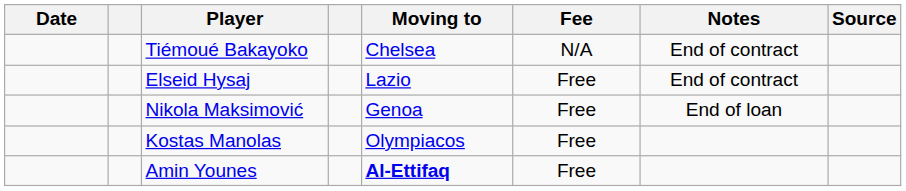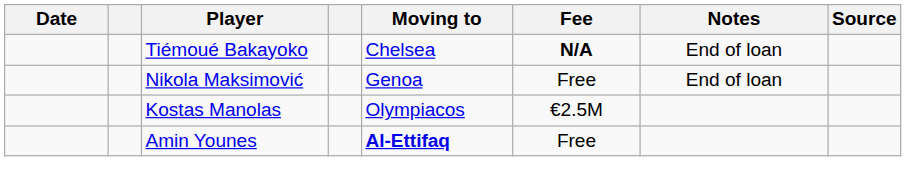(576, 49) normal -> (576, 49) bold
(734, 49) End of contract -> (734, 49) End of loan
- row: (198, 79)
(576, 140) Free -> (576, 110) €2.5M
